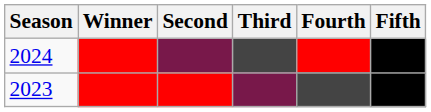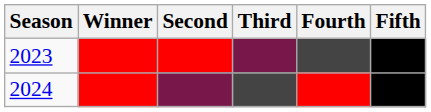rows swapped: (31, 89) <-> (31, 55)
